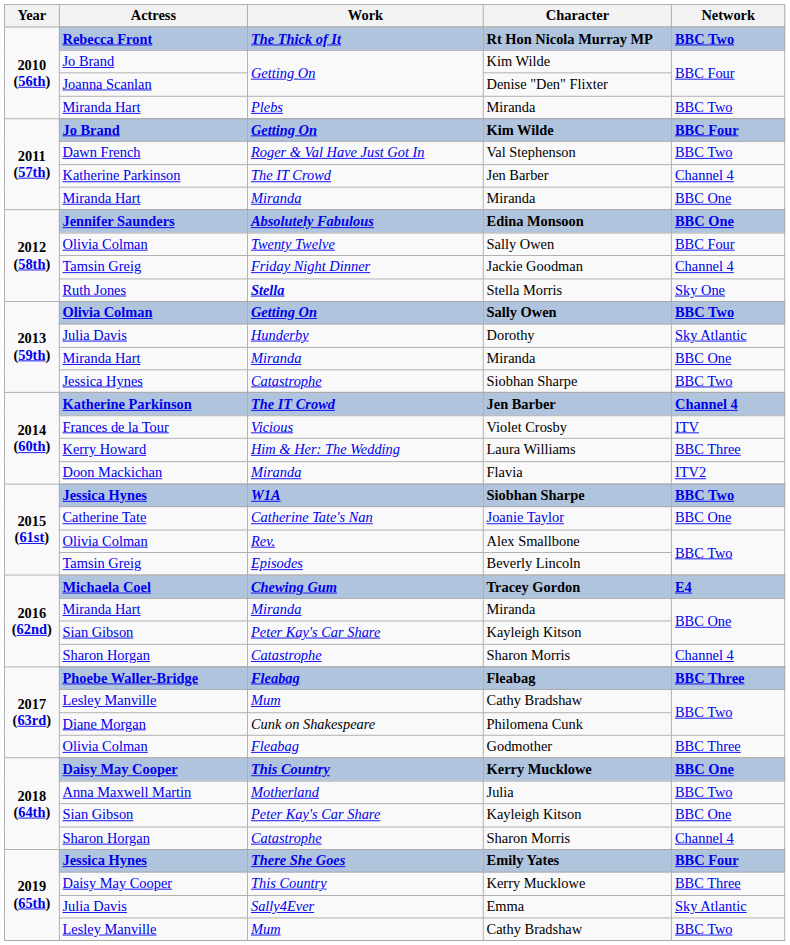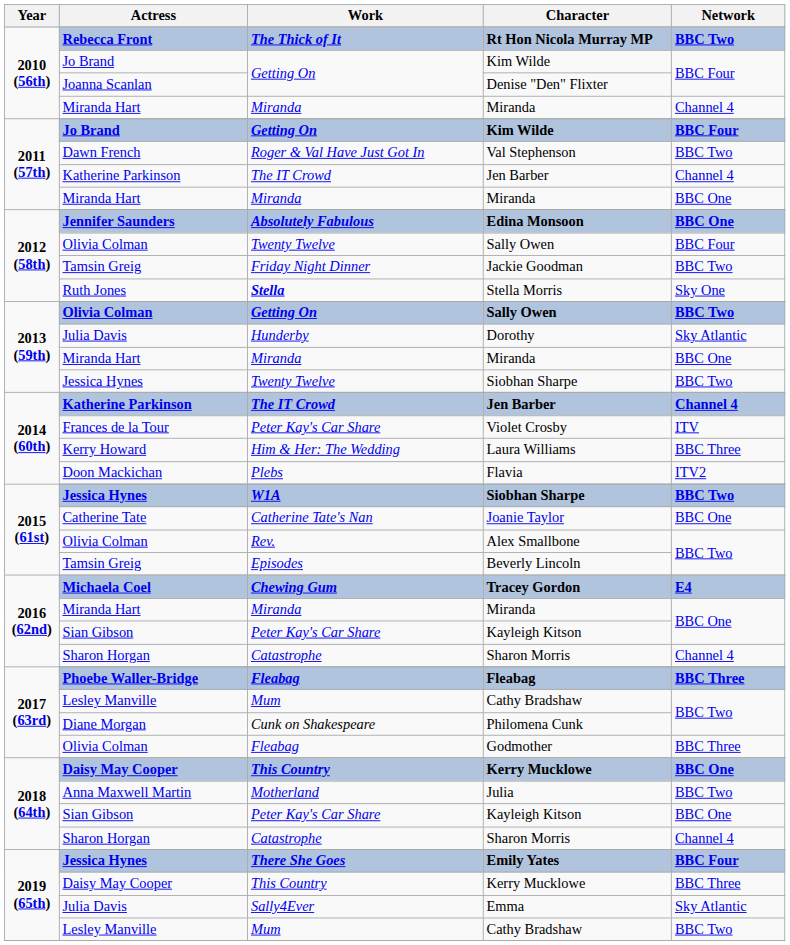(267, 107) Plebs -> (276, 107) Miranda
(704, 107) BBC Two -> (704, 107) Channel 4
(704, 267) Channel 4 -> (704, 267) BBC Two
(286, 381) Catastrophe -> (293, 381) Twenty Twelve
(272, 426) Vicious -> (316, 426) Peter Kay's Car Share
(276, 472) Miranda -> (267, 472) Plebs
